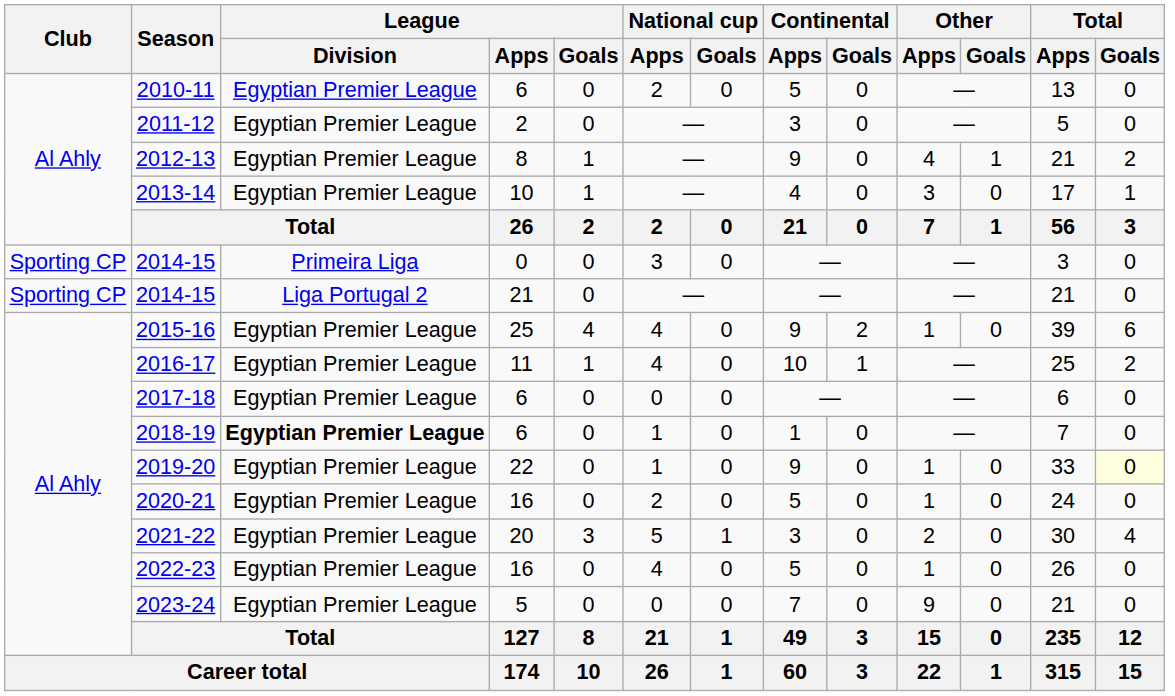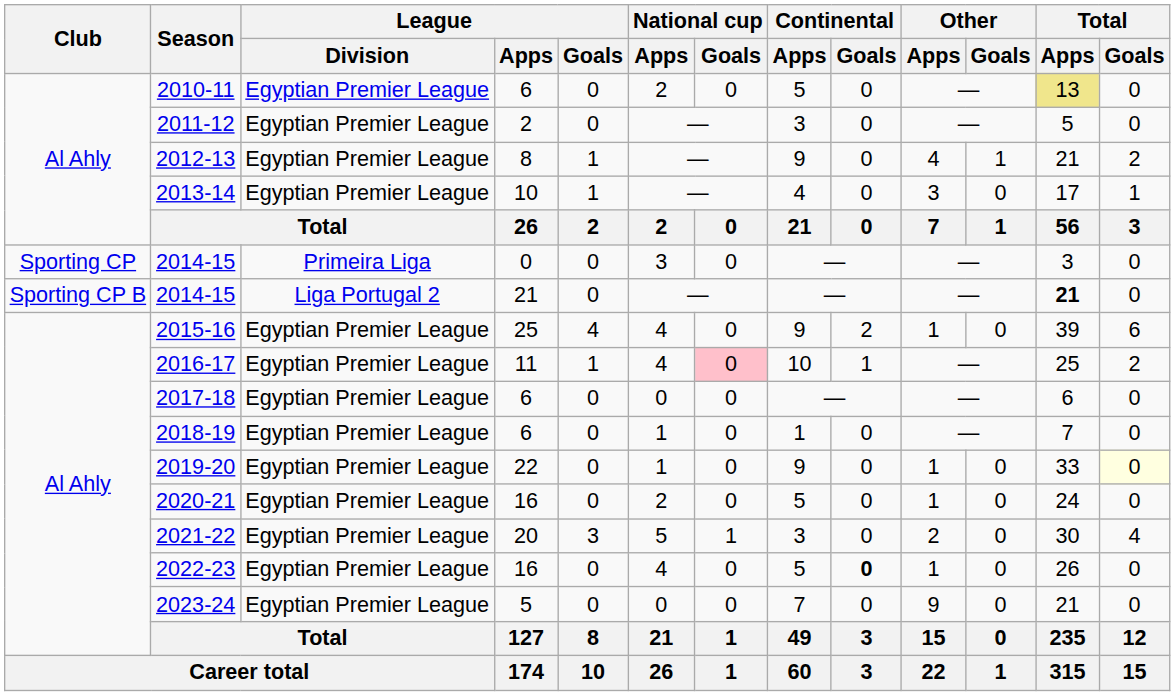(1063, 90) no background -> (1067, 90) khaki background
(68, 295) Sporting CP -> (78, 295) Sporting CP B
(1063, 295) normal -> (1067, 295) bold
(727, 364) no background -> (731, 364) pink background
(355, 432) bold -> (367, 432) normal
(862, 569) normal -> (867, 569) bold
